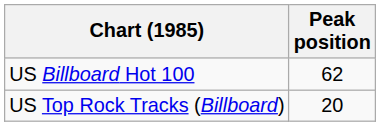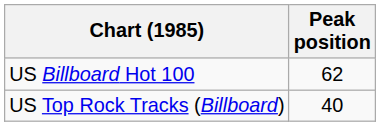(332, 105) 20 -> (332, 105) 40
